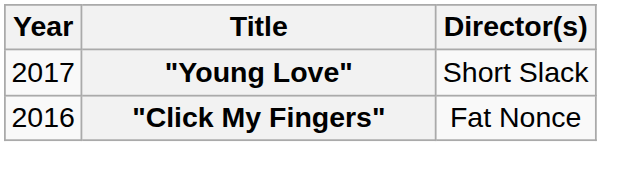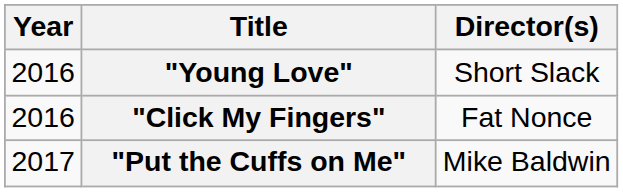(43, 72) 2017 -> (43, 72) 2016
+ row: (259, 162)
